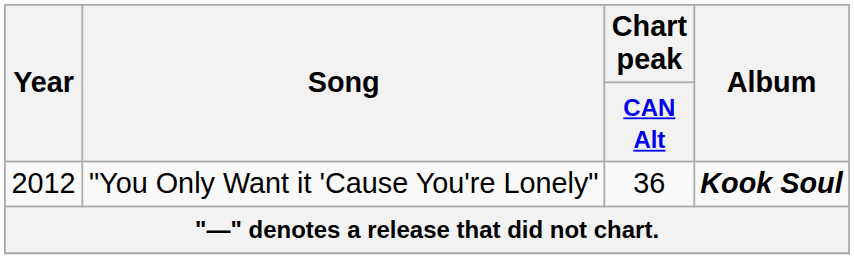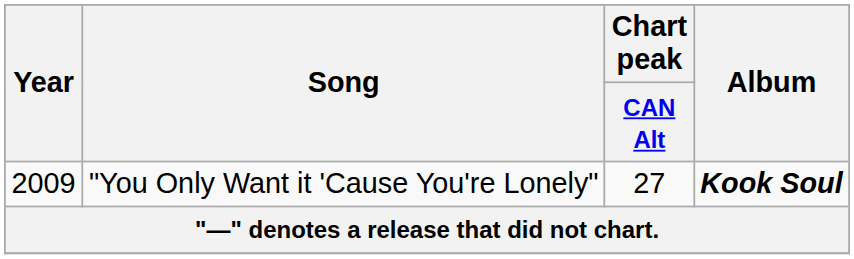(44, 183) 2012 -> (44, 183) 2009
(649, 183) 36 -> (649, 183) 27
